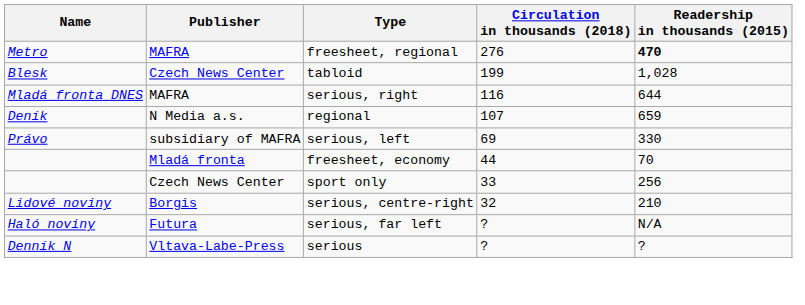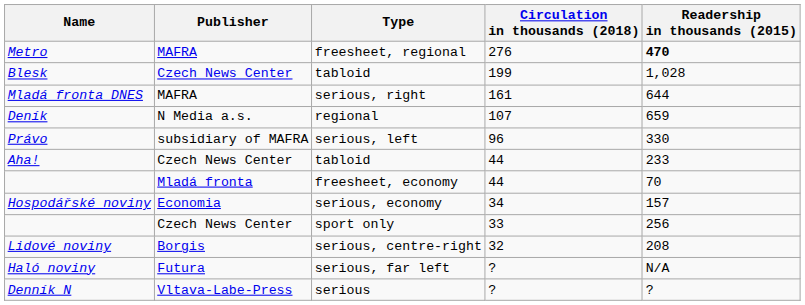(492, 95) 116 -> (500, 95) 161
(488, 139) 69 -> (496, 139) 96
+ row: (24, 160)
+ row: (79, 204)
(650, 204) 210 -> (658, 247) 208
